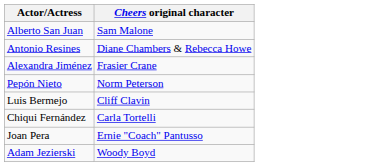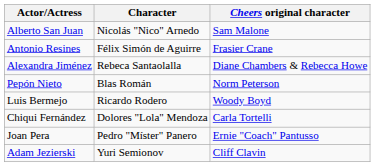+ column: (152, 13)
(174, 48) Diane Chambers & Rebecca Howe -> (243, 48) Frasier Crane
(127, 65) Frasier Crane -> (290, 65) Diane Chambers & Rebecca Howe
(123, 100) Cliff Clavin -> (242, 100) Woody Boyd
(126, 153) Woody Boyd -> (239, 153) Cliff Clavin
